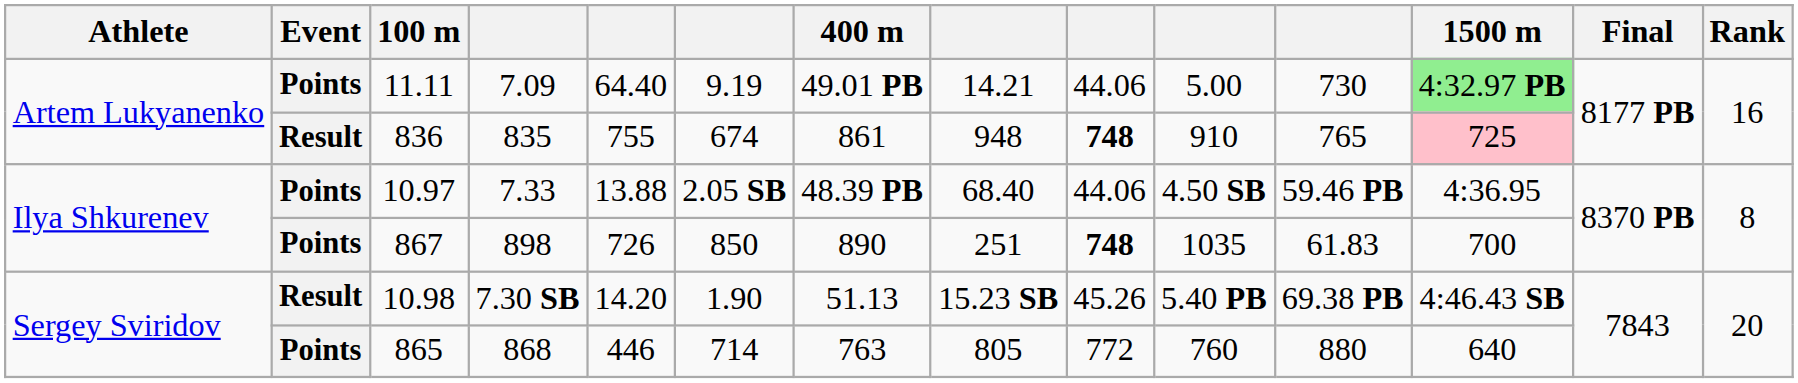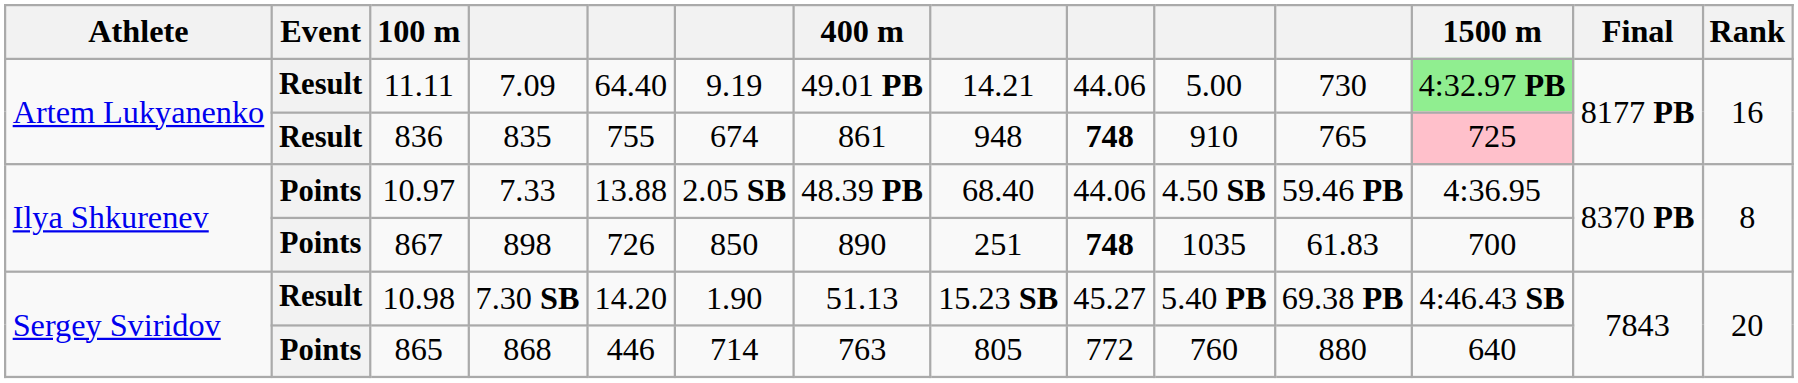(321, 84) Points -> (321, 84) Result
(1110, 297) 45.26 -> (1110, 297) 45.27
